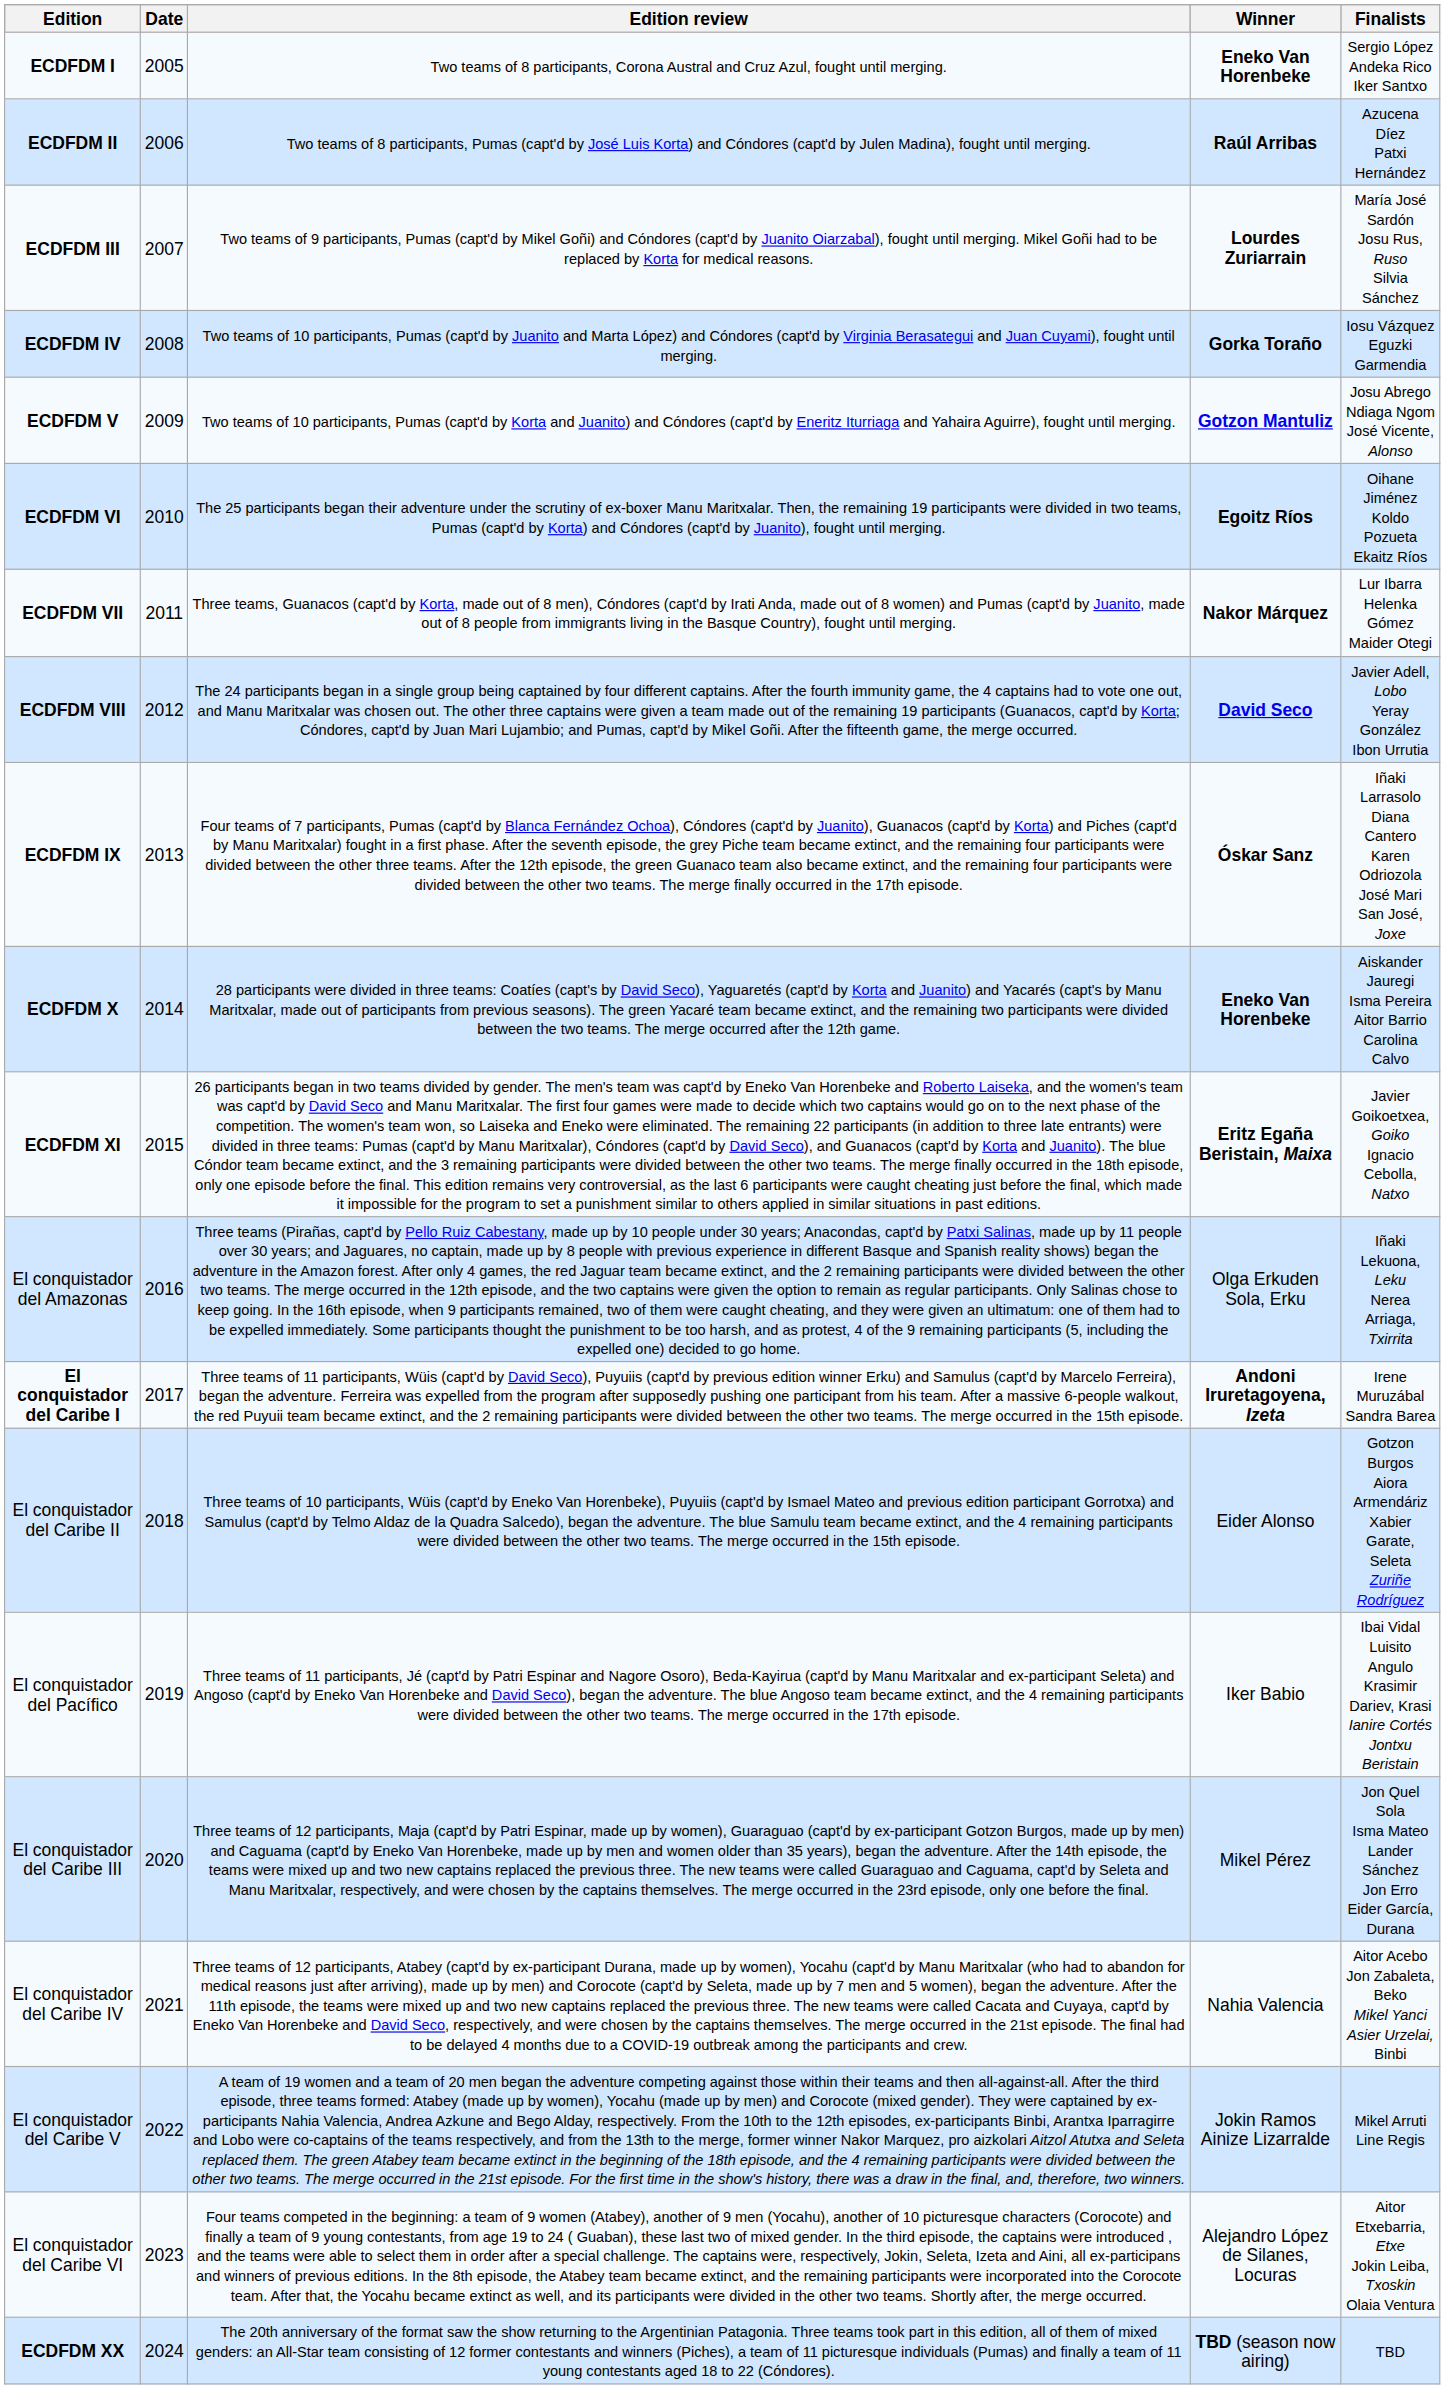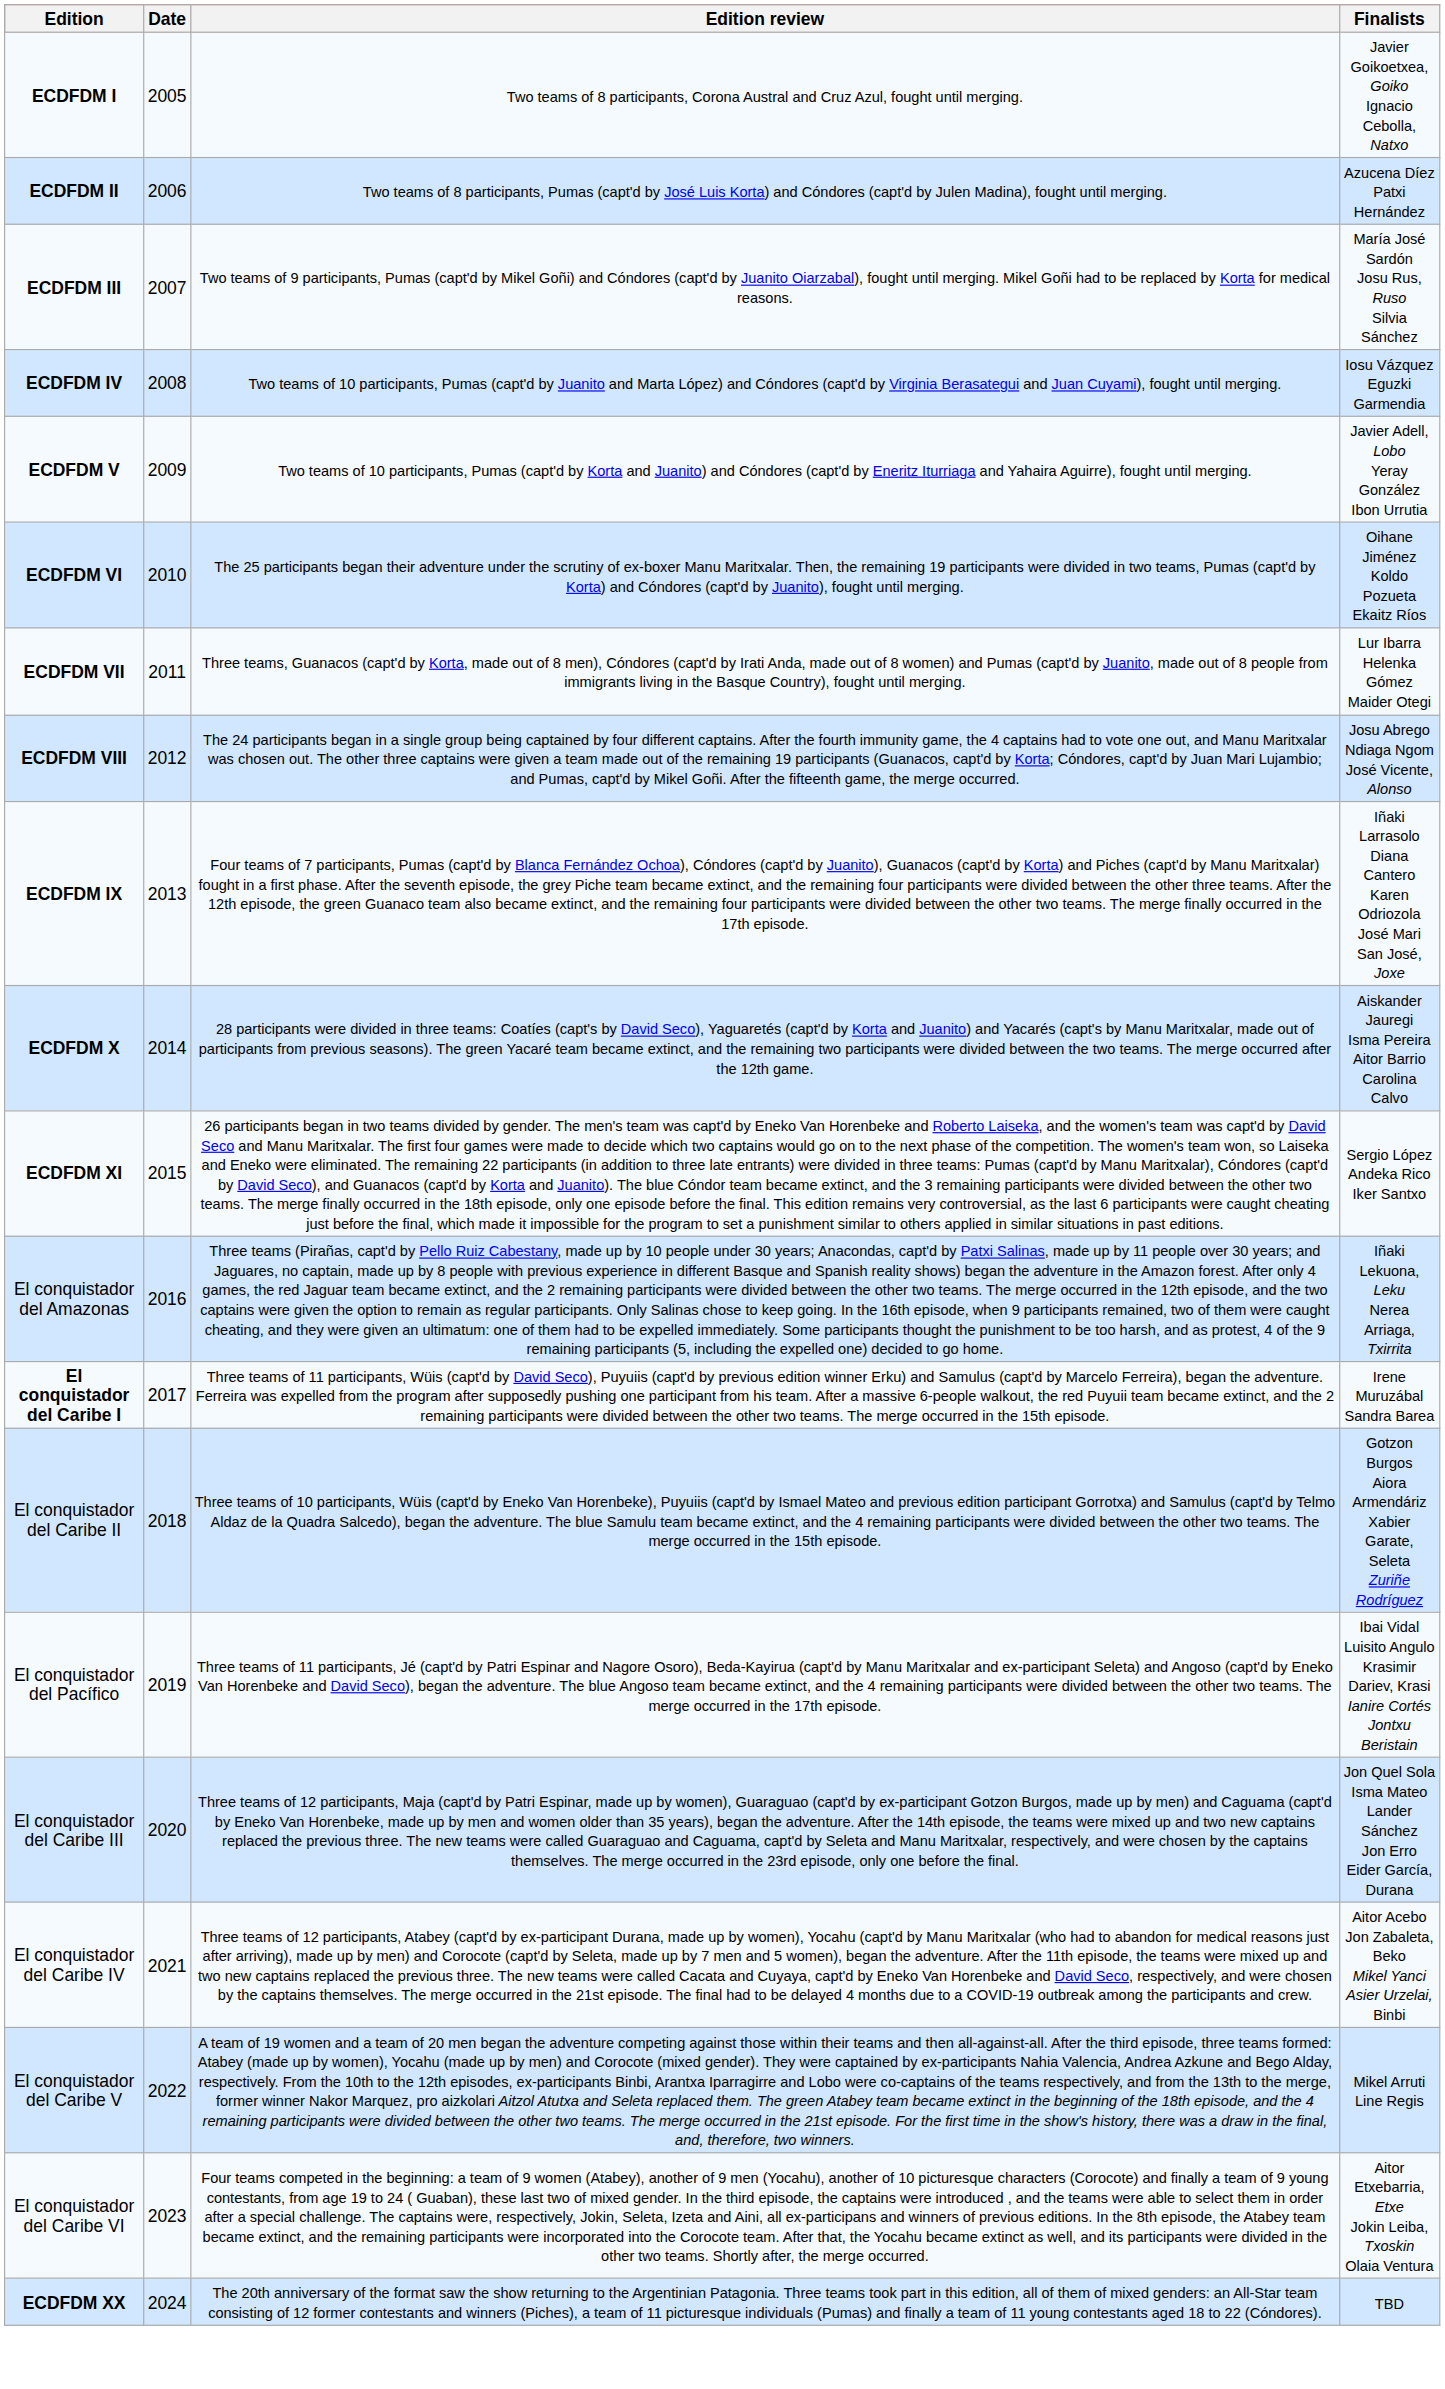- column: (1265, 19)
(1390, 68) Sergio López Andeka Rico Iker Santxo -> (1389, 97) Javier Goikoetxea, Goiko Ignacio Cebolla, Natxo
(1390, 423) Josu Abrego Ndiaga Ngom José Vicente, Alonso -> (1389, 471) Javier Adell, Lobo Yeray González Ibon Urrutia
(1390, 711) Javier Adell, Lobo Yeray González Ibon Urrutia -> (1389, 760) Josu Abrego Ndiaga Ngom José Vicente, Alonso
(1390, 1146) Javier Goikoetxea, Goiko Ignacio Cebolla, Natxo -> (1389, 1175) Sergio López Andeka Rico Iker Santxo
